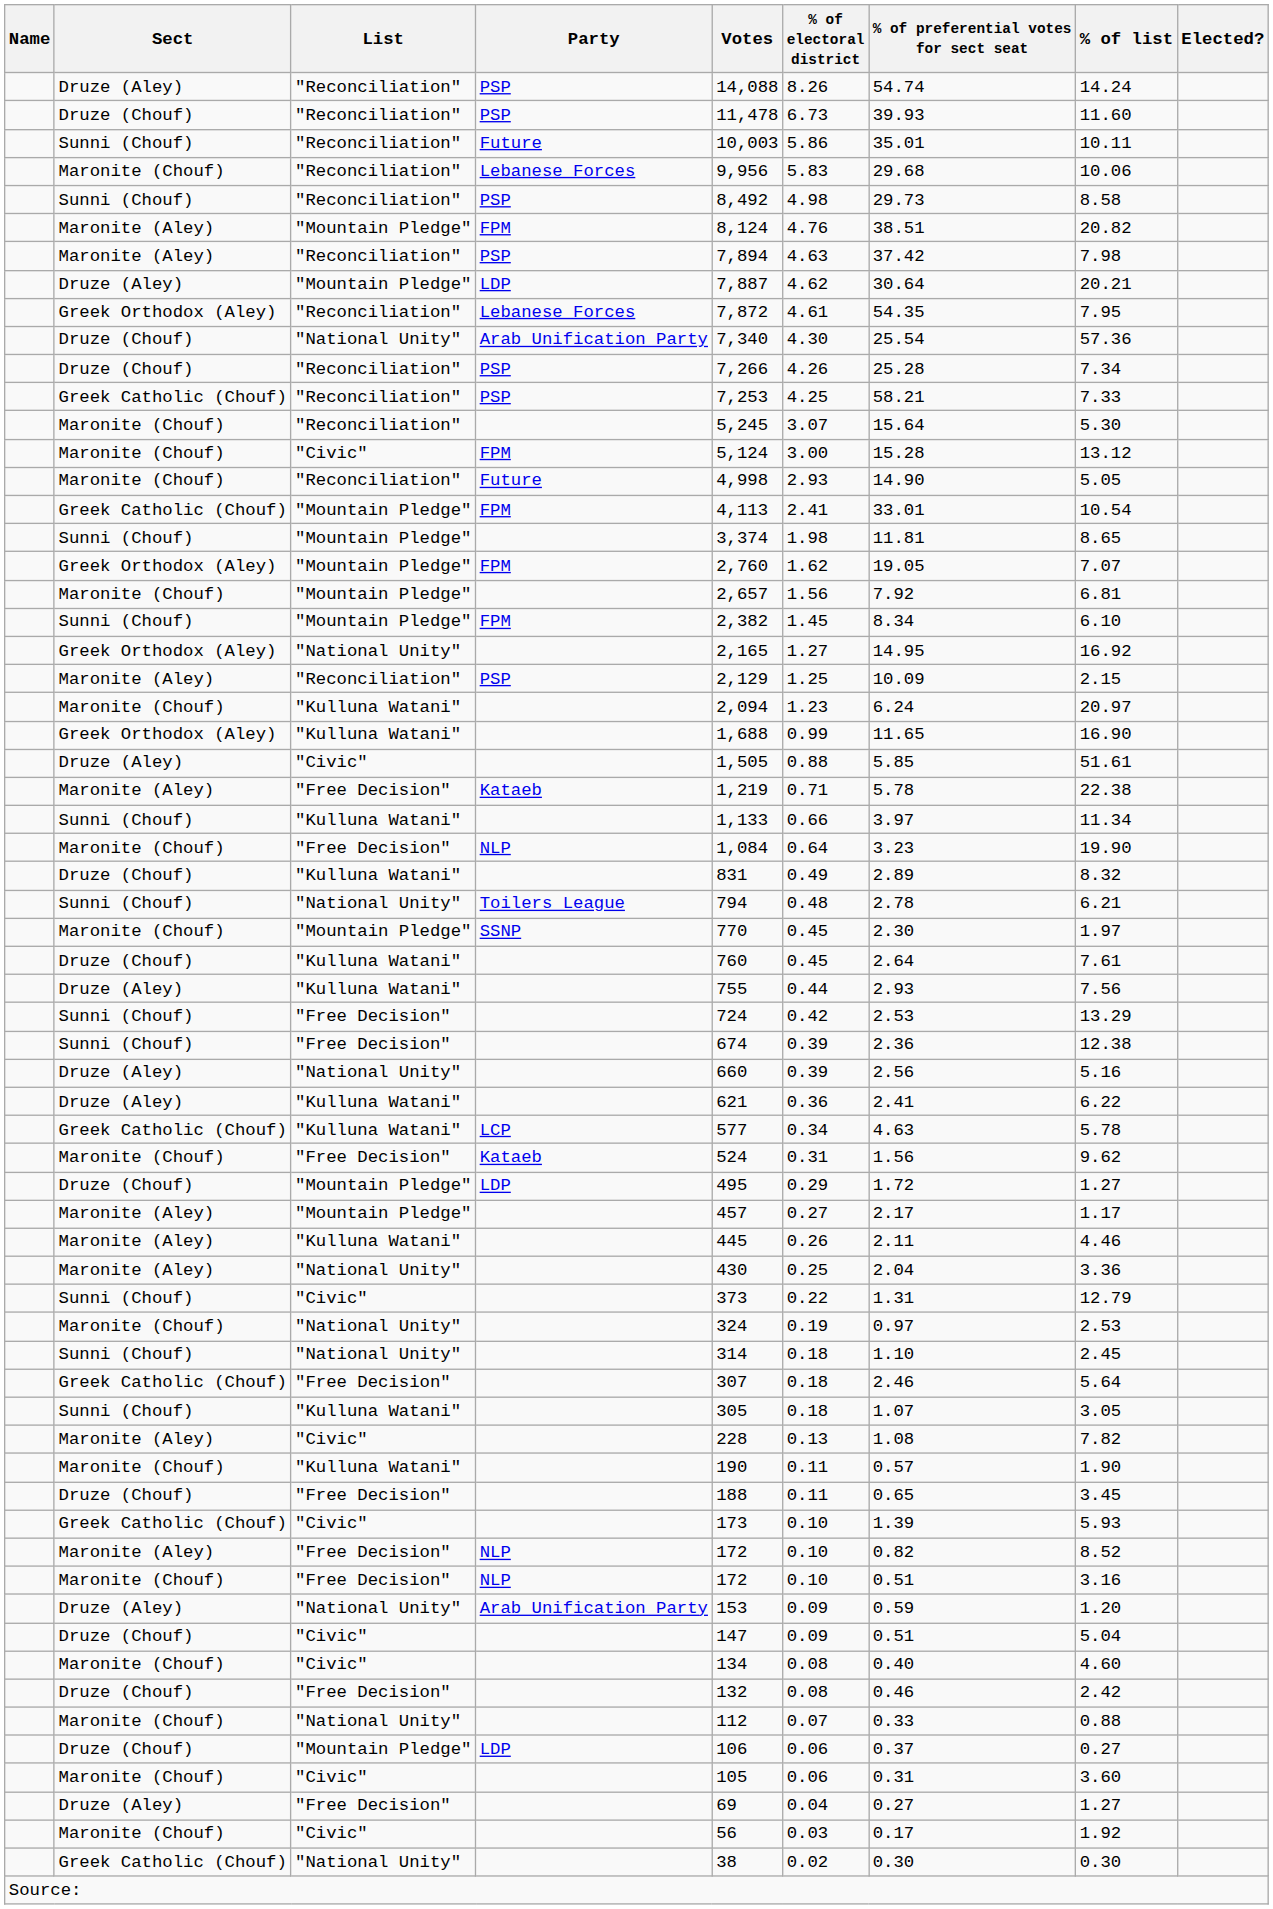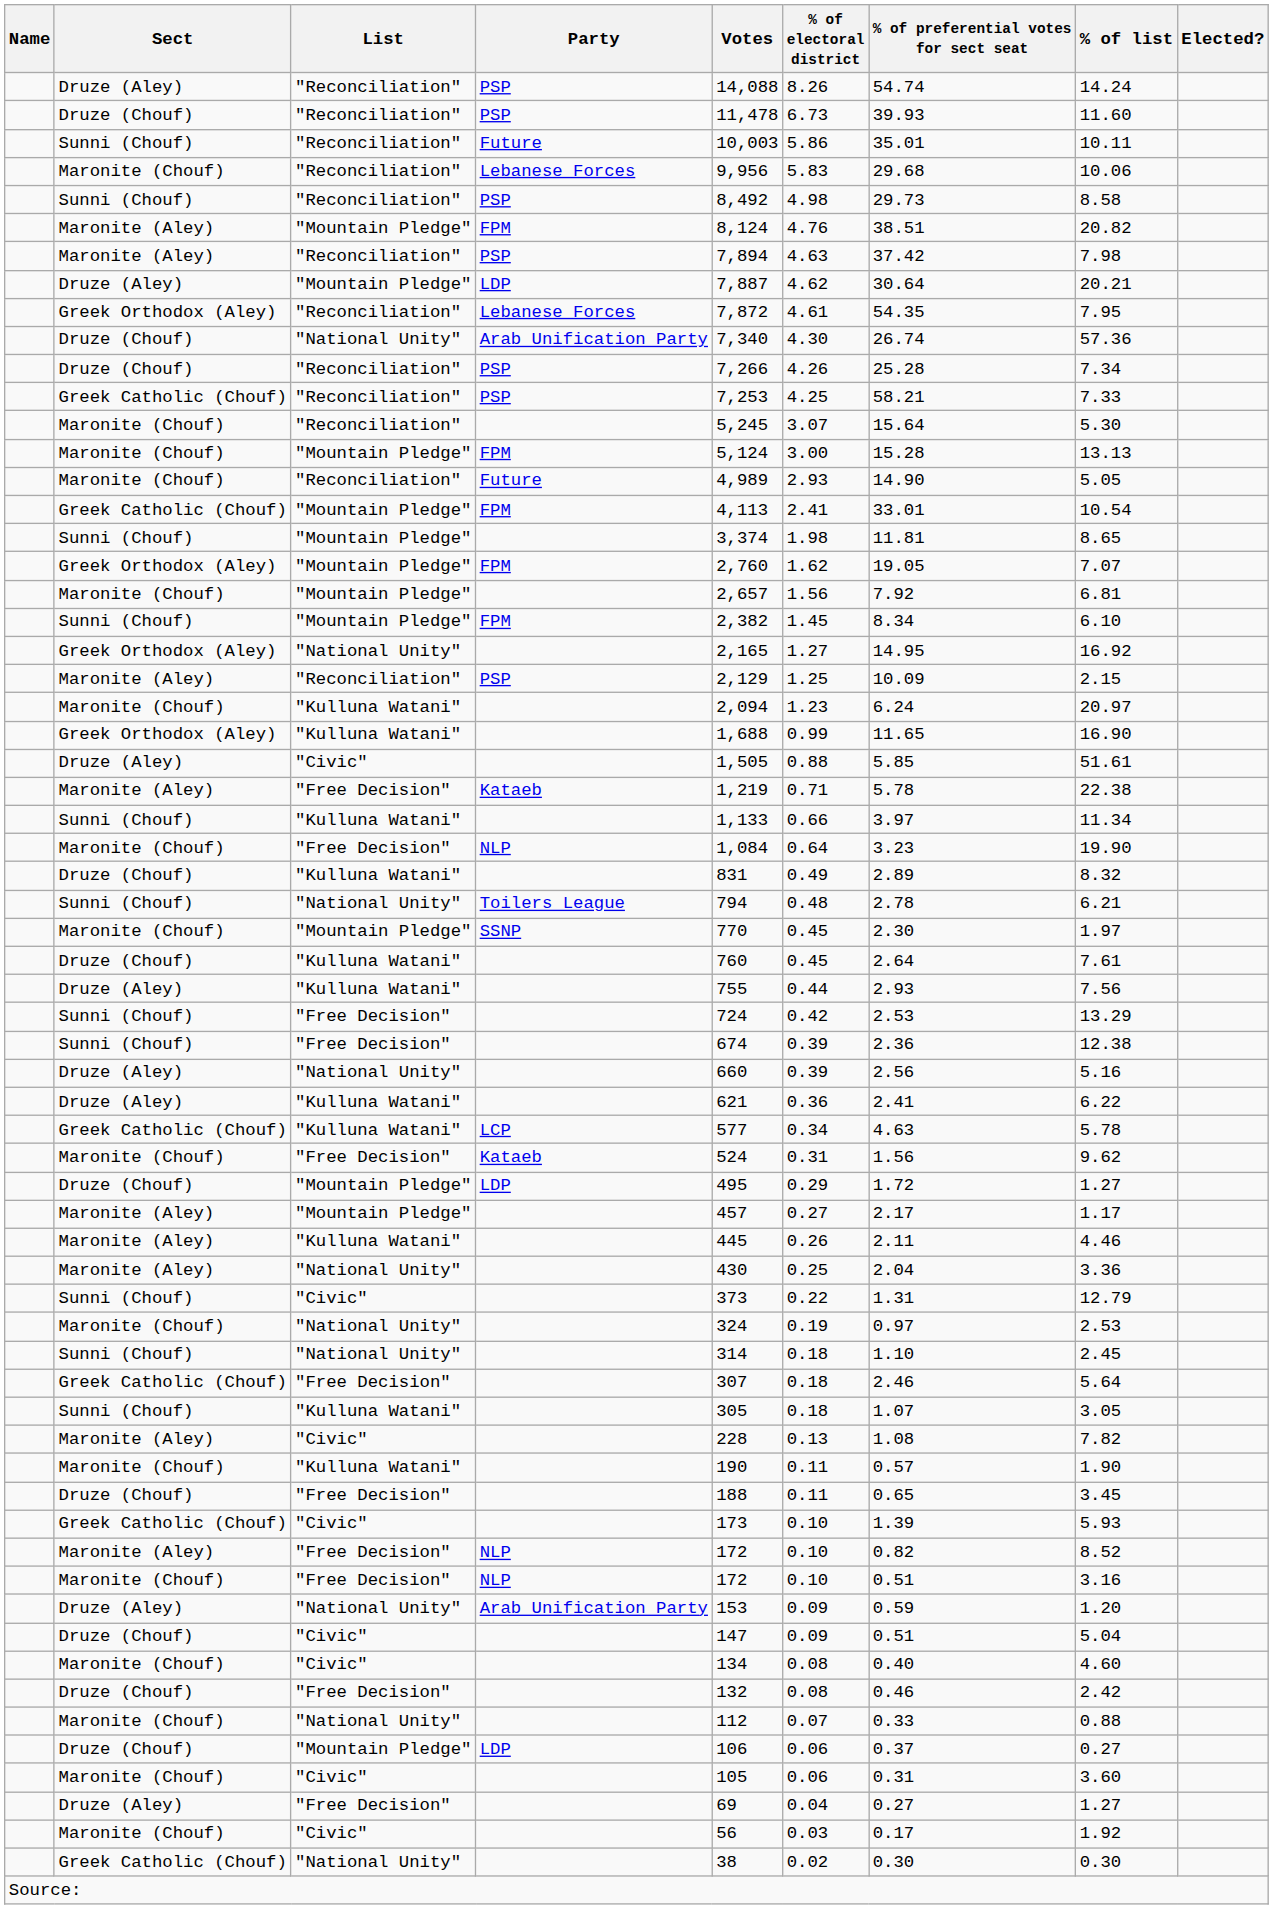(899, 340) 25.54 -> (899, 340) 26.74
(331, 453) "Civic" -> (383, 453) "Mountain Pledge"
(1106, 453) 13.12 -> (1106, 453) 13.13
(742, 481) 4,998 -> (742, 481) 4,989
